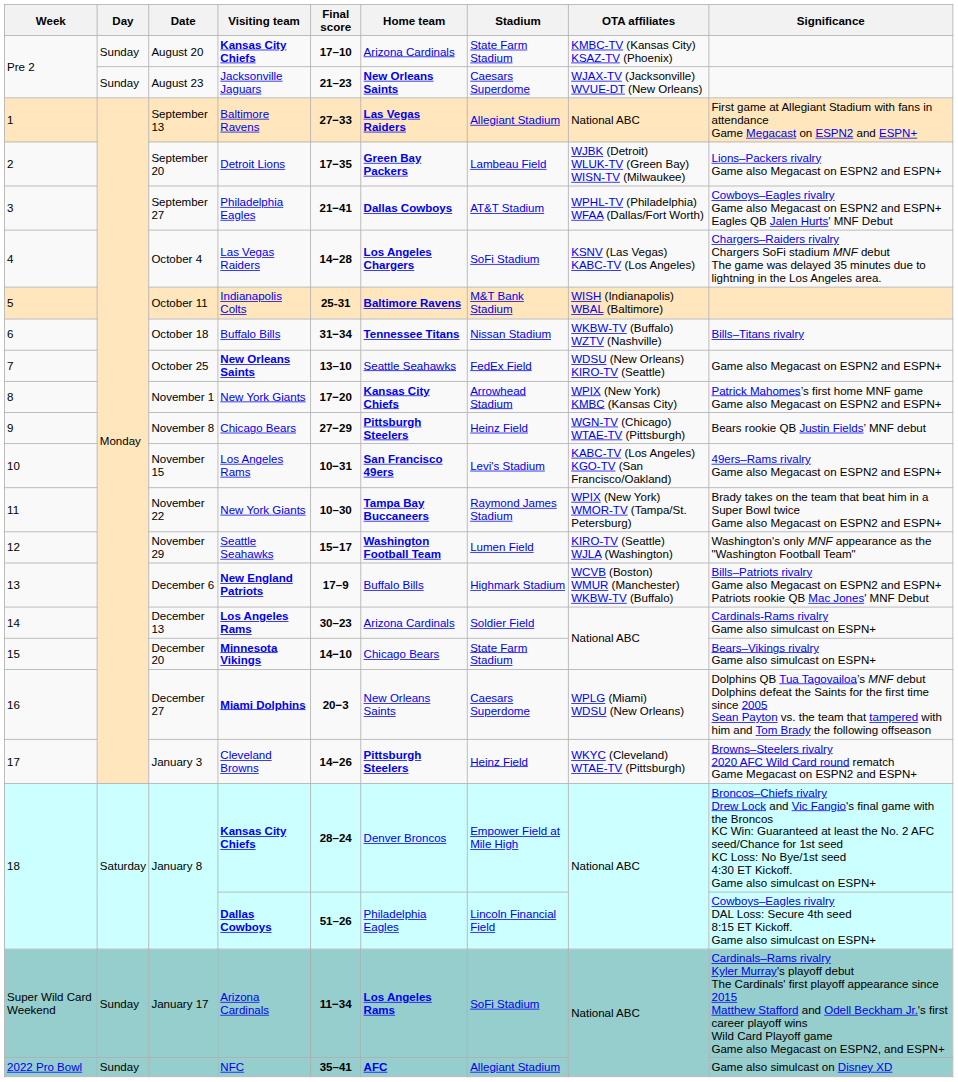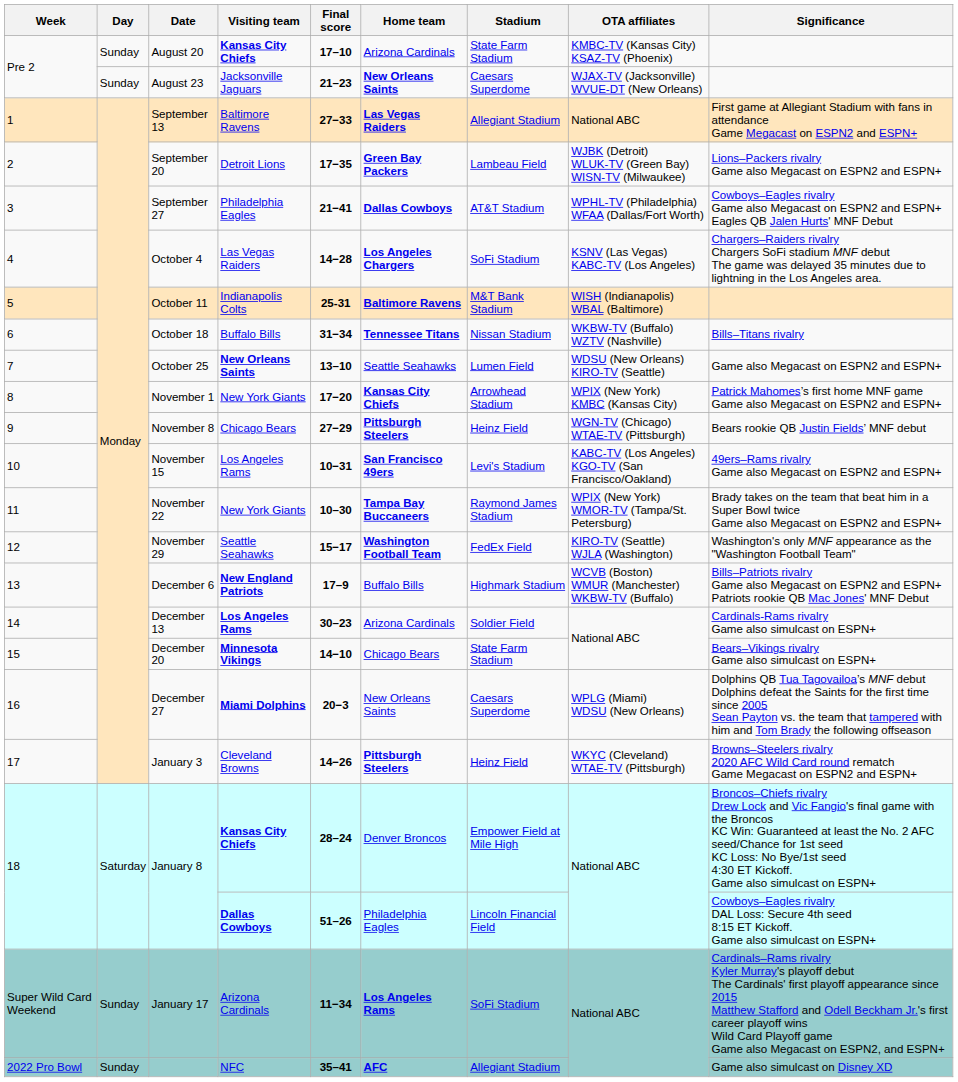(501, 366) FedEx Field -> (502, 366) Lumen Field
(502, 548) Lumen Field -> (501, 548) FedEx Field
